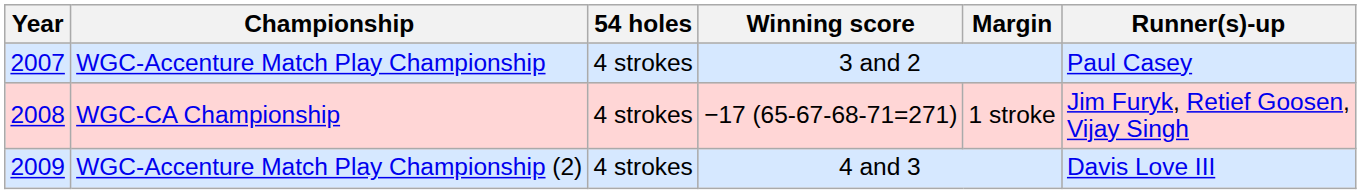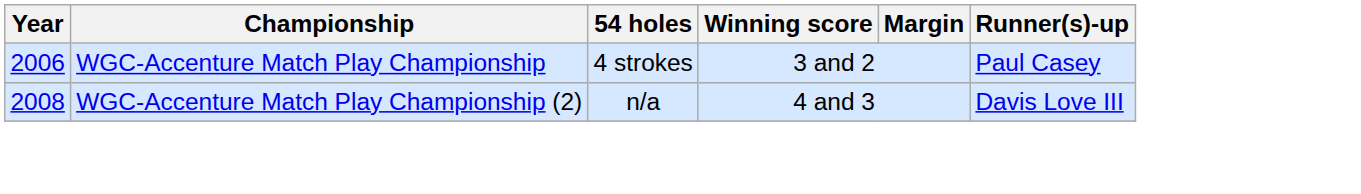(38, 62) 2007 -> (38, 62) 2006
- row: (208, 115)
(38, 167) 2009 -> (38, 101) 2008
(643, 167) 4 strokes -> (643, 101) n/a
